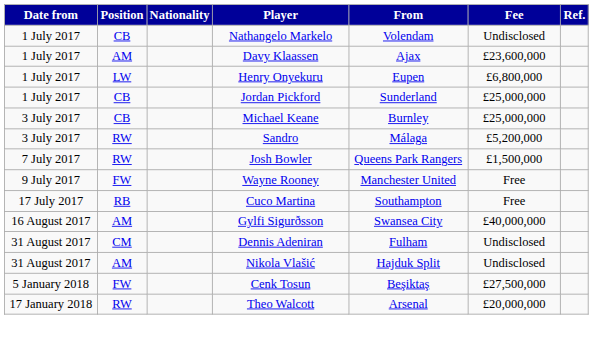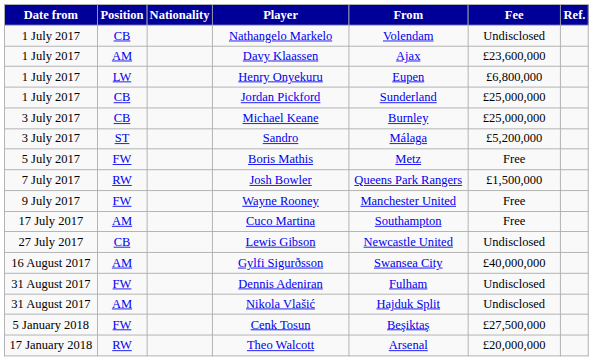(122, 139) RW -> (122, 139) ST
+ row: (281, 159)
(122, 201) RB -> (122, 221) AM
+ row: (281, 242)
(122, 242) CM -> (122, 283) FW
